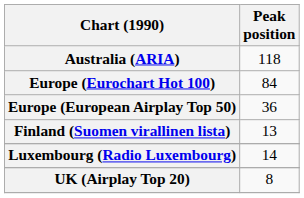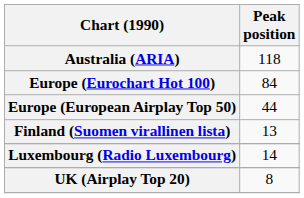(269, 107) 36 -> (269, 107) 44
